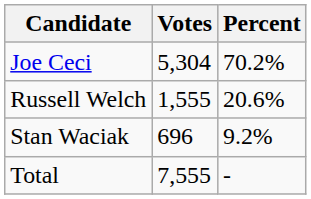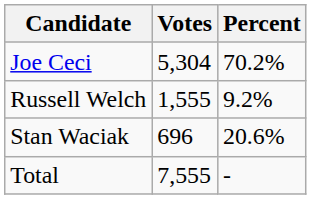(254, 99) 20.6% -> (248, 99) 9.2%
(248, 136) 9.2% -> (254, 136) 20.6%
